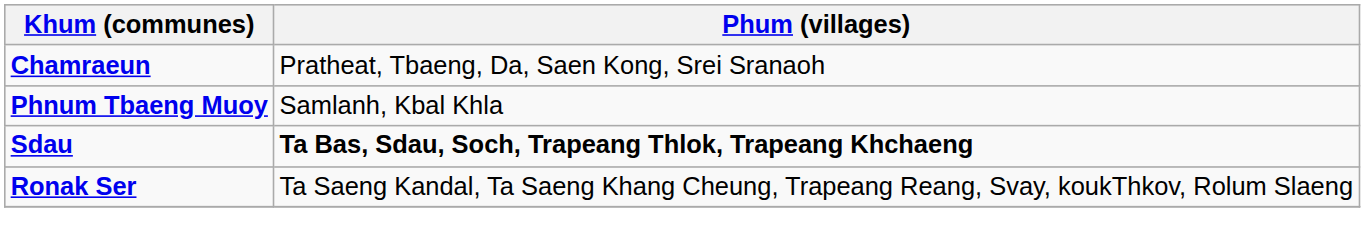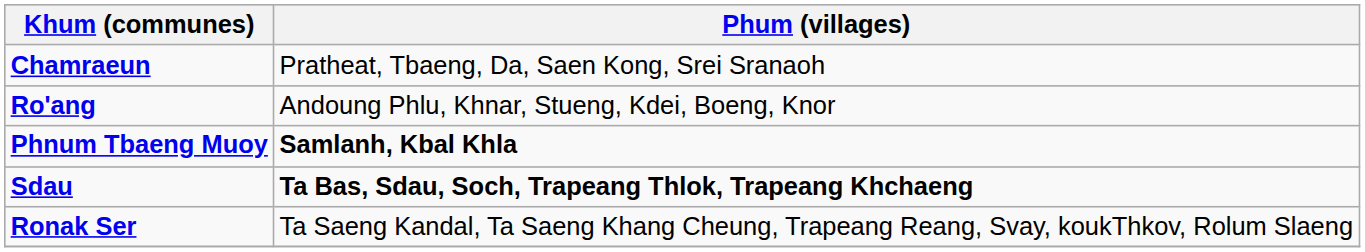+ row: (53, 105)
(391, 105) normal -> (398, 145) bold
